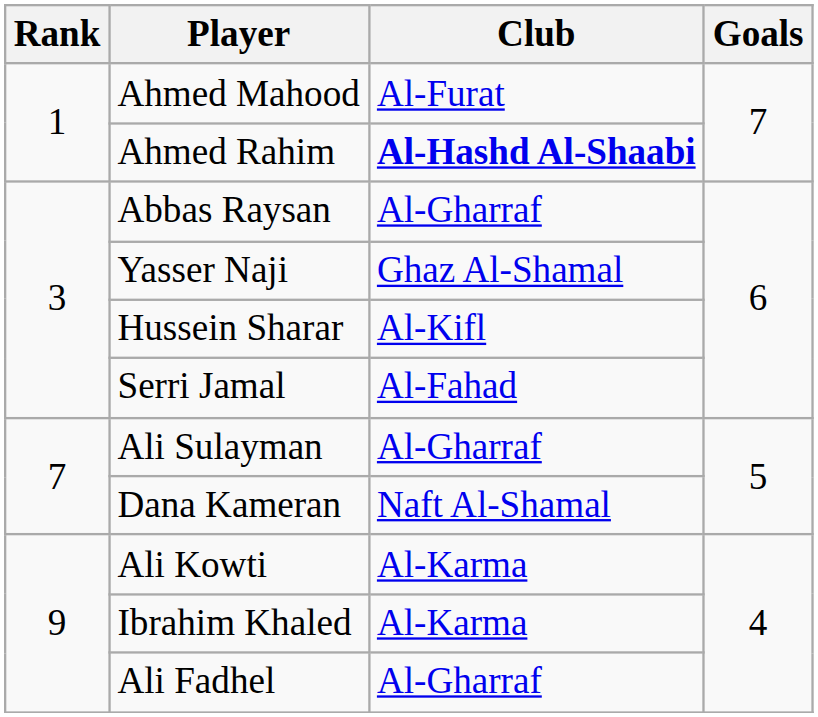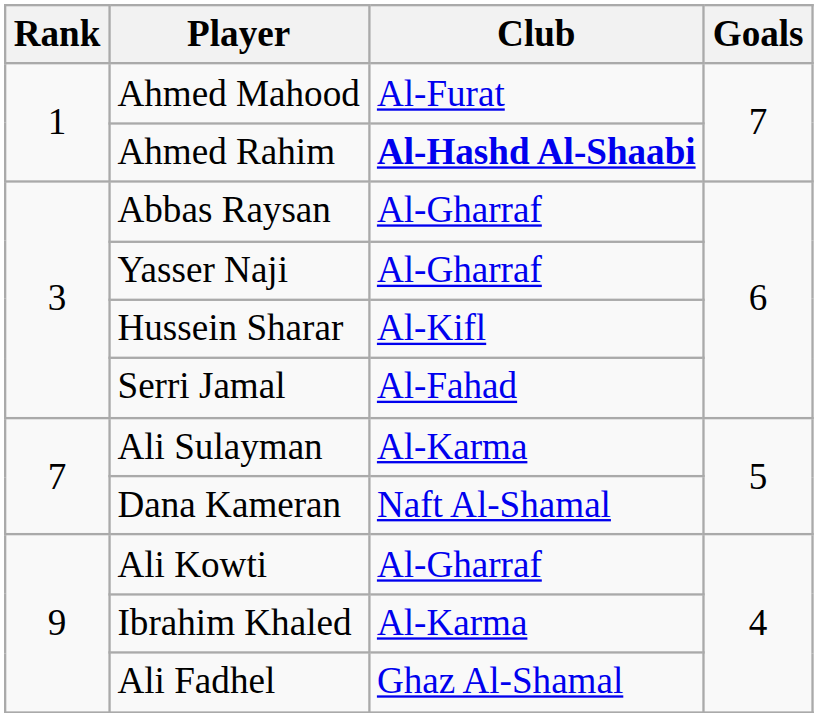(500, 269) Ghaz Al-Shamal -> (459, 269) Al-Gharraf
(459, 446) Al-Gharraf -> (452, 446) Al-Karma
(452, 563) Al-Karma -> (459, 563) Al-Gharraf
(459, 681) Al-Gharraf -> (500, 681) Ghaz Al-Shamal
